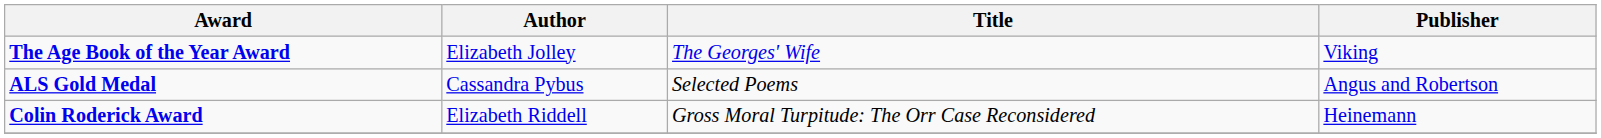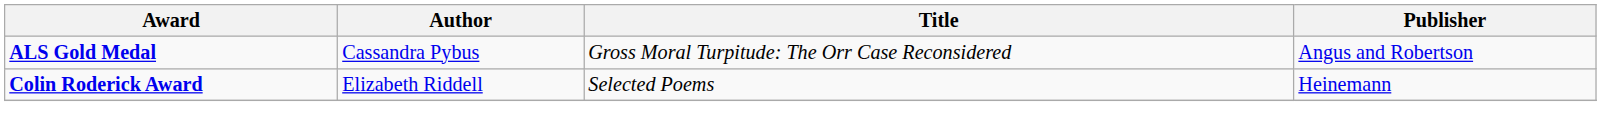- row: (150, 52)
(735, 84) Selected Poems -> (800, 52) Gross Moral Turpitude: The Orr Case Reconsidered
(884, 116) Gross Moral Turpitude: The Orr Case Reconsidered -> (651, 84) Selected Poems
